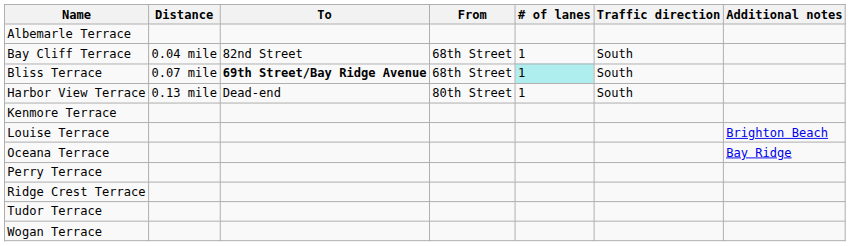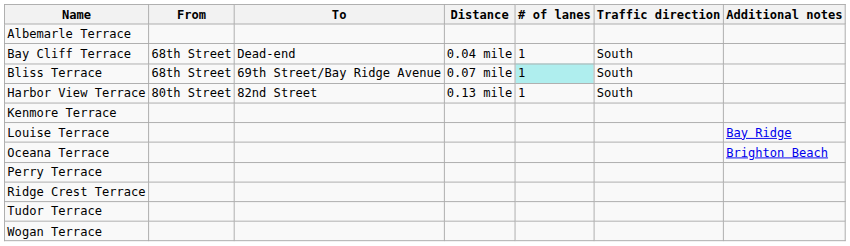columns swapped: (472, 14) <-> (184, 14)
(263, 54) 82nd Street -> (266, 54) Dead-end
(325, 73) bold -> (339, 73) normal
(252, 93) Dead-end -> (277, 93) 82nd Street
(777, 133) Brighton Beach -> (759, 133) Bay Ridge
(759, 152) Bay Ridge -> (777, 152) Brighton Beach
